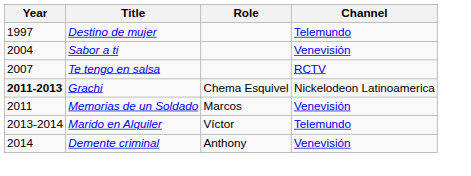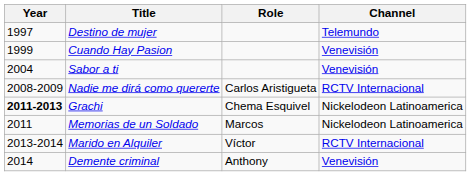+ row: (120, 50)
- row: (114, 69)
+ row: (144, 87)
(322, 106) Venevisión -> (392, 124) Nickelodeon Latinoamerica
(323, 124) Telemundo -> (373, 143) RCTV Internacional
